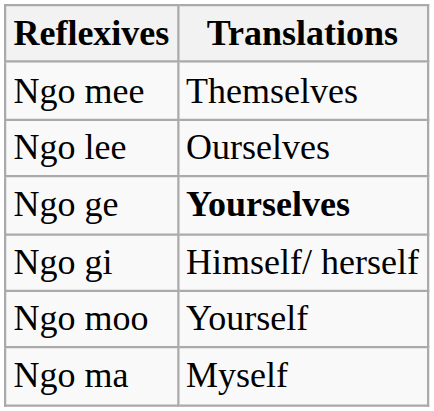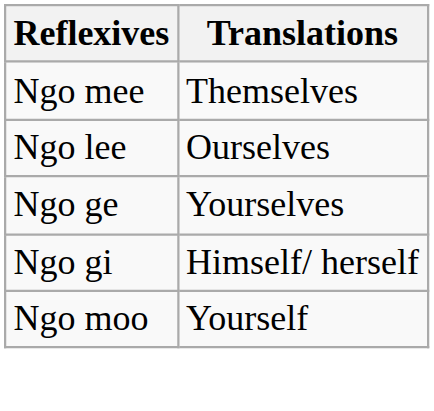(268, 204) bold -> (265, 204) normal
- row: (71, 375)
